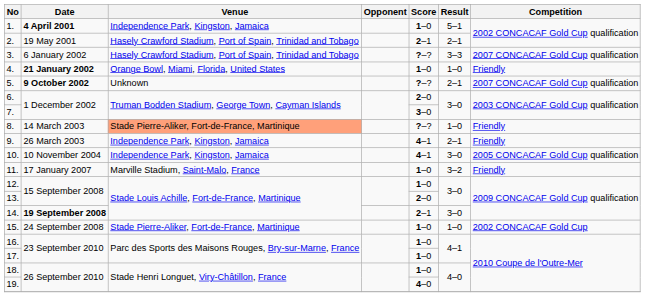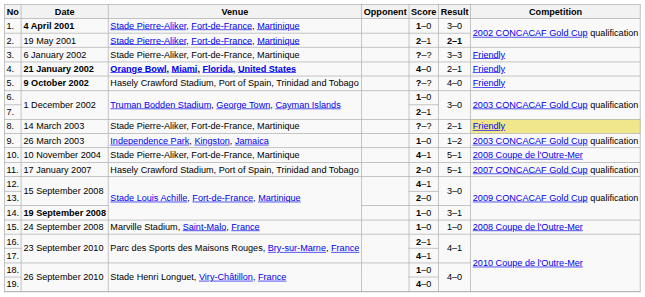(190, 25) Independence Park, Kingston, Jamaica -> (205, 25) Stade Pierre-Aliker, Fort-de-France, Martinique
(455, 25) 5–1 -> (455, 25) 3–0
(235, 40) Hasely Crawford Stadium, Port of Spain, Trinidad and Tobago -> (205, 40) Stade Pierre-Aliker, Fort-de-France, Martinique
(455, 40) normal -> (455, 40) bold
(235, 54) Hasely Crawford Stadium, Port of Spain, Trinidad and Tobago -> (205, 54) Stade Pierre-Aliker, Fort-de-France, Martinique
(556, 54) 2007 CONCACAF Gold Cup qualification -> (489, 54) Friendly
(198, 69) normal -> (203, 69) bold
(424, 69) 1–0 -> (424, 69) 4–0
(455, 69) 1–0 -> (455, 69) 2–1
(129, 83) Unknown -> (235, 83) Hasely Crawford Stadium, Port of Spain, Trinidad and Tobago
(455, 83) 2–1 -> (455, 83) 4–0
(556, 83) 2007 CONCACAF Gold Cup qualification -> (489, 83) Friendly
(424, 97) 2–0 -> (424, 97) 1–0
(424, 112) 3–0 -> (424, 112) 2–1
(205, 126) lightsalmon background -> (205, 126) no background
(455, 126) 1–0 -> (455, 126) 2–1
(489, 126) no background -> (489, 126) khaki background
(424, 140) 4–1 -> (424, 140) 1–0
(455, 140) 2–1 -> (455, 140) 1–2
(489, 140) Friendly -> (556, 140) 2003 CONCACAF Gold Cup qualification
(190, 155) Independence Park, Kingston, Jamaica -> (205, 155) Stade Pierre-Aliker, Fort-de-France, Martinique
(455, 155) 3–0 -> (455, 155) 5–1
(556, 155) 2005 CONCACAF Gold Cup qualification -> (528, 155) 2008 Coupe de l'Outre-Mer
(185, 169) Marville Stadium, Saint-Malo, France -> (235, 169) Hasely Crawford Stadium, Port of Spain, Trinidad and Tobago
(424, 169) 1–0 -> (424, 169) 2–0
(455, 169) 3–2 -> (455, 169) 5–1
(489, 169) Friendly -> (556, 169) 2007 CONCACAF Gold Cup qualification
(424, 183) 1–0 -> (424, 183) 4–1
(424, 212) 2–1 -> (424, 212) 1–0
(455, 212) 3–0 -> (455, 212) 3–1
(205, 227) Stade Pierre-Aliker, Fort-de-France, Martinique -> (185, 227) Marville Stadium, Saint-Malo, France
(530, 227) 2002 CONCACAF Gold Cup -> (528, 227) 2008 Coupe de l'Outre-Mer
(424, 241) 1–0 -> (424, 241) 2–1
(424, 255) 1–0 -> (424, 255) 4–1
